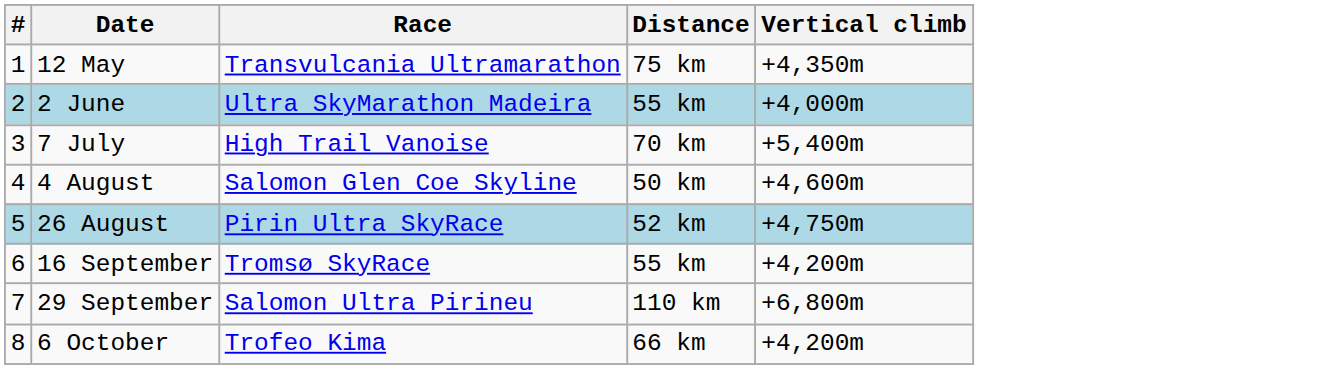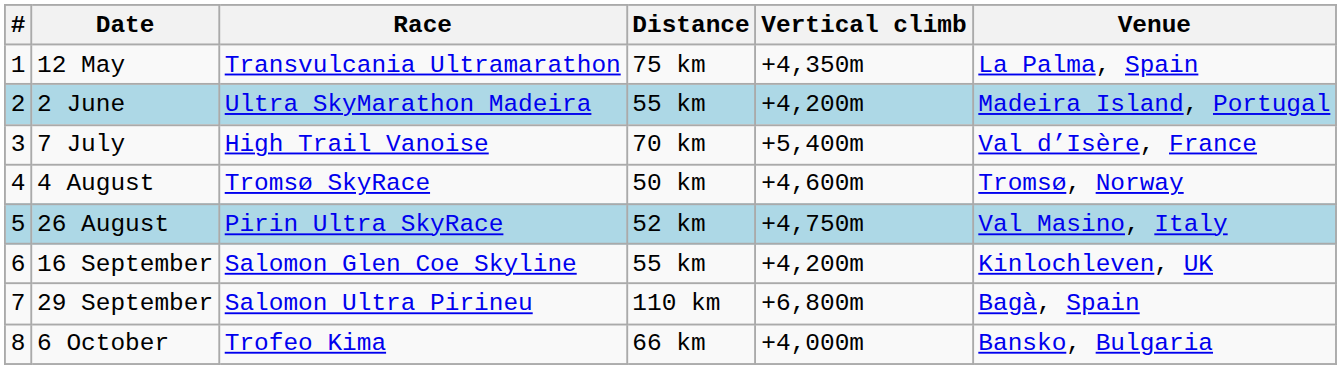+ column: (1154, 25)
(813, 105) +4,000m -> (813, 105) +4,200m
(401, 184) Salomon Glen Coe Skyline -> (327, 184) Tromsø SkyRace
(327, 264) Tromsø SkyRace -> (401, 264) Salomon Glen Coe Skyline
(813, 344) +4,200m -> (813, 344) +4,000m
